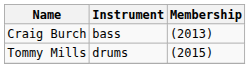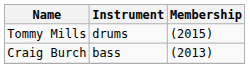rows swapped: (47, 34) <-> (47, 53)
